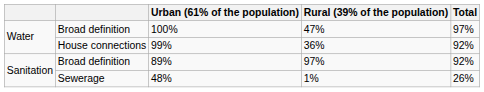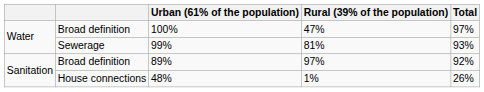(102, 45) House connections -> (81, 45) Sewerage
(314, 45) 36% -> (314, 45) 81%
(463, 45) 92% -> (463, 45) 93%
(81, 78) Sewerage -> (102, 78) House connections
